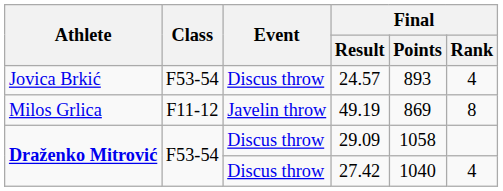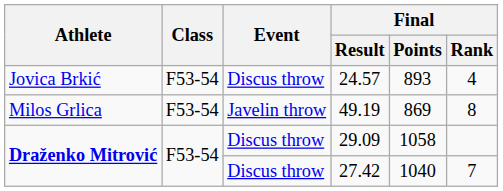(192, 110) F11-12 -> (192, 110) F53-54
(472, 170) 4 -> (472, 170) 7
